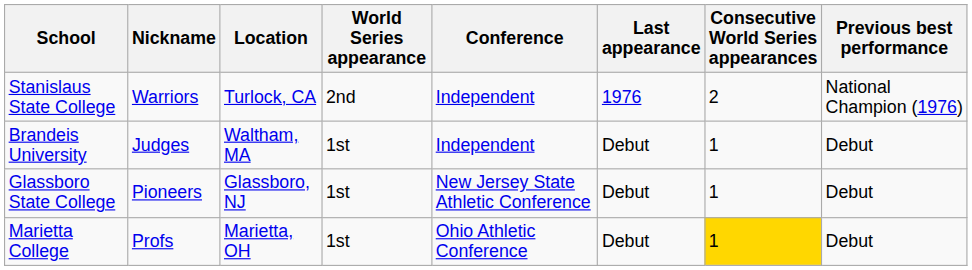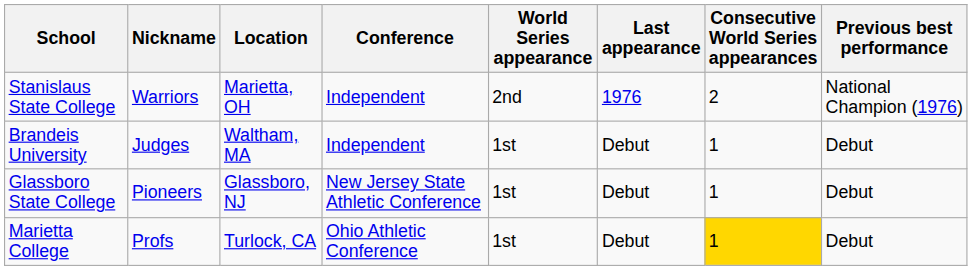columns swapped: (515, 38) <-> (377, 38)
(270, 96) Turlock, CA -> (259, 96) Marietta, OH
(259, 241) Marietta, OH -> (270, 241) Turlock, CA
